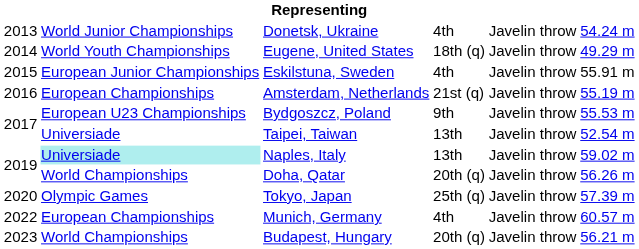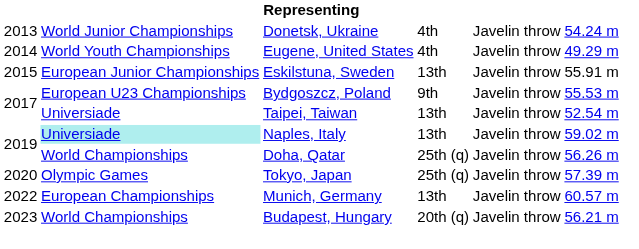(459, 51) 18th (q) -> (428, 51) 4th
(444, 72) 4th -> (432, 72) 13th
- row: (346, 93)
(459, 175) 20th (q) -> (443, 155) 25th (q)
(444, 217) 4th -> (432, 196) 13th
